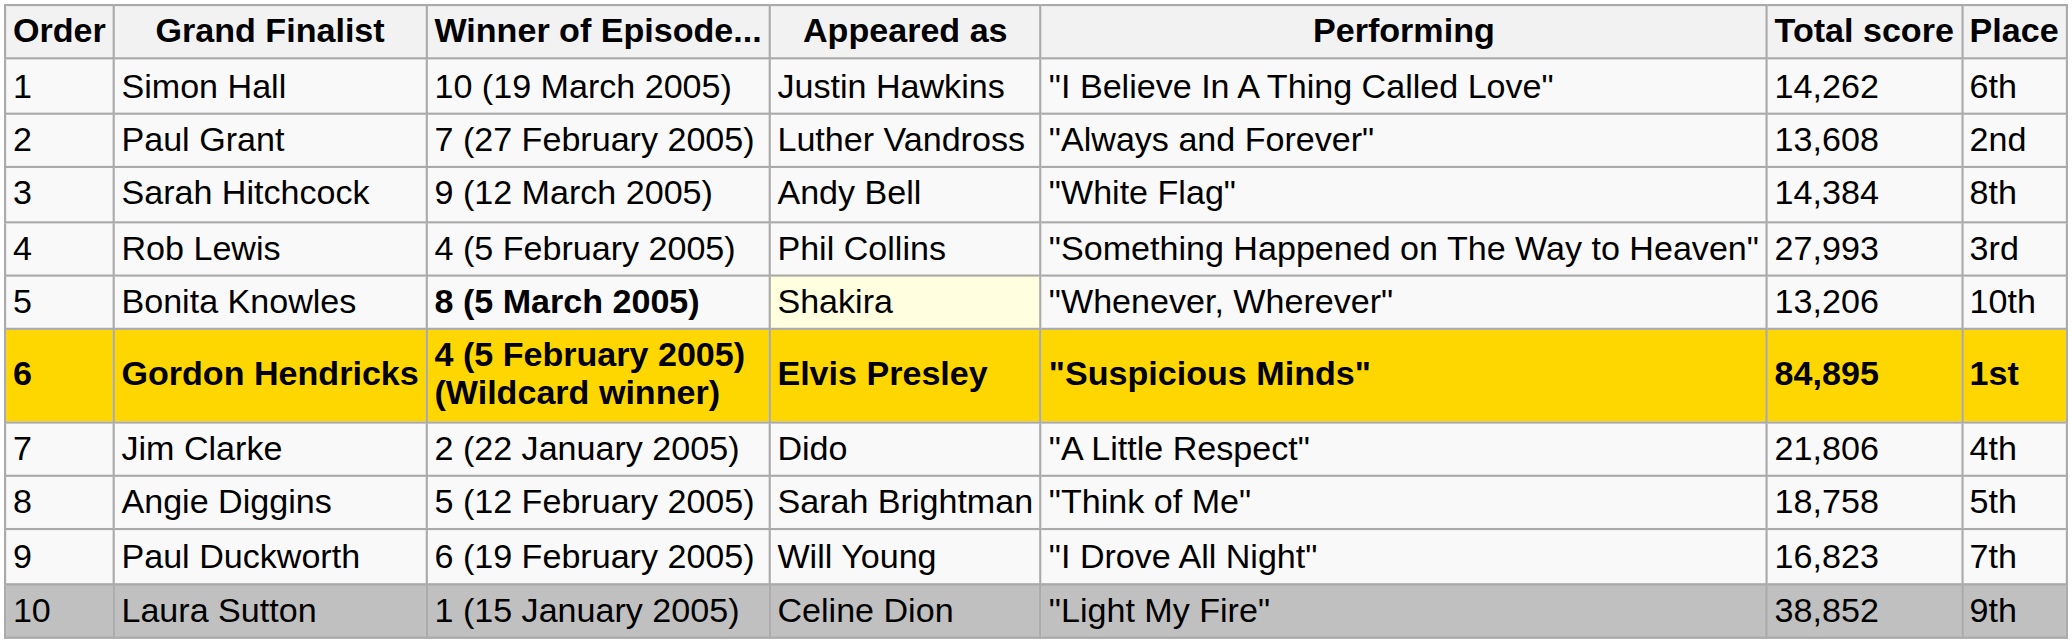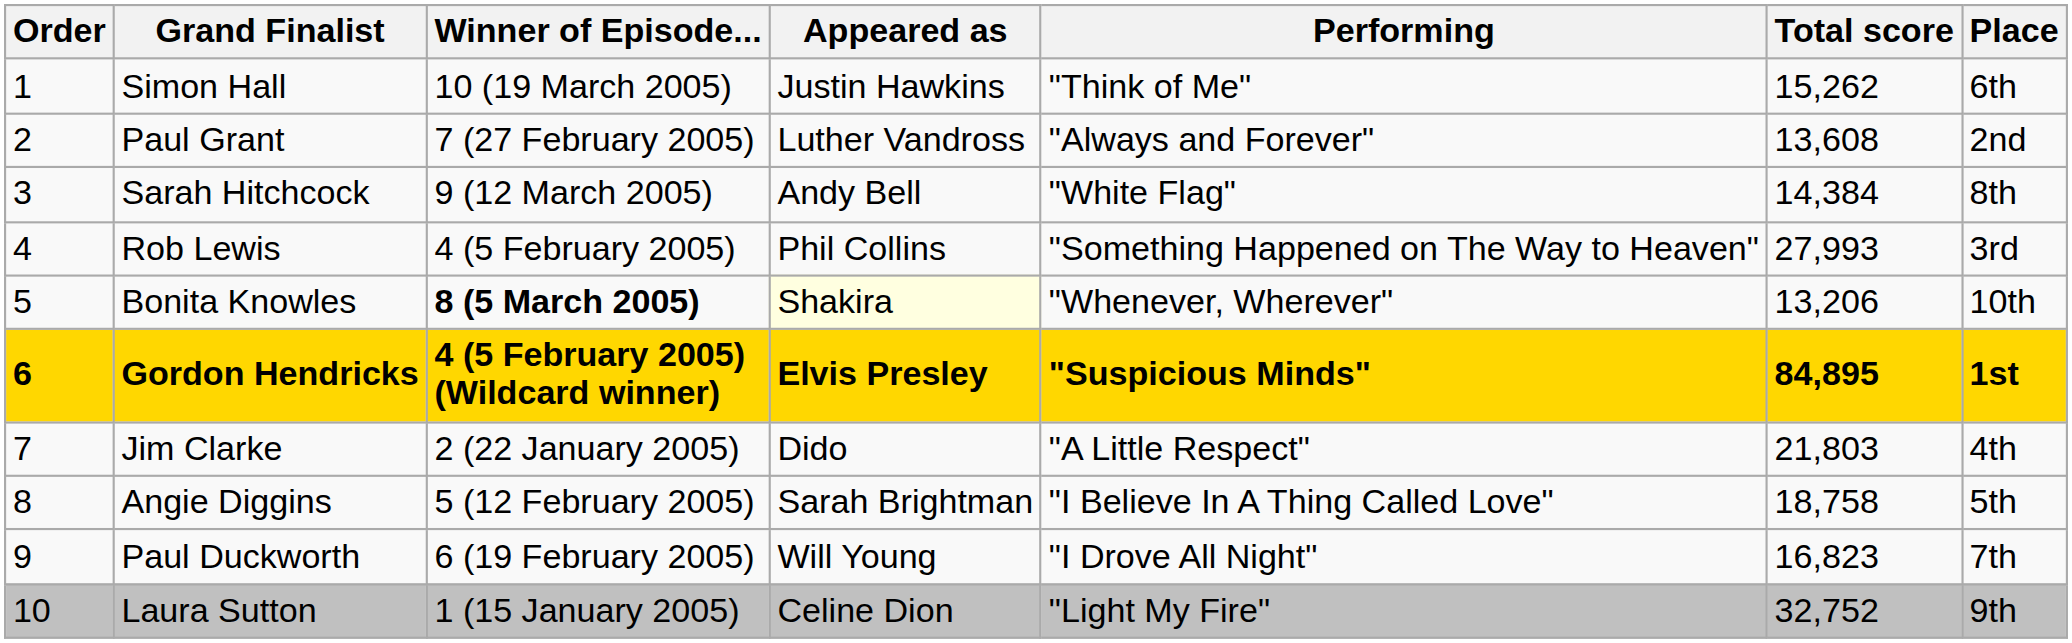(1301, 85) "I Believe In A Thing Called Love" -> (1150, 85) "Think of Me"
(1827, 85) 14,262 -> (1827, 85) 15,262
(1827, 448) 21,806 -> (1827, 448) 21,803
(1150, 502) "Think of Me" -> (1301, 502) "I Believe In A Thing Called Love"
(1827, 610) 38,852 -> (1827, 610) 32,752
